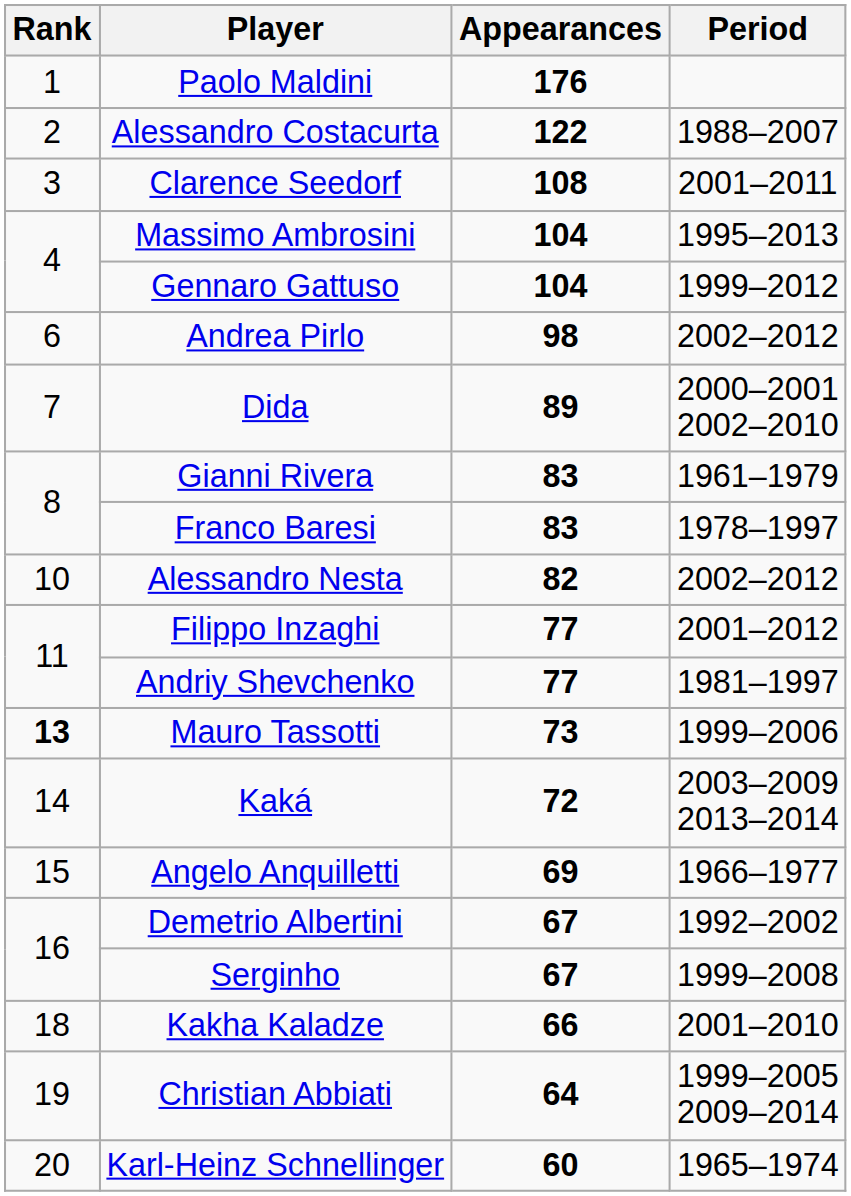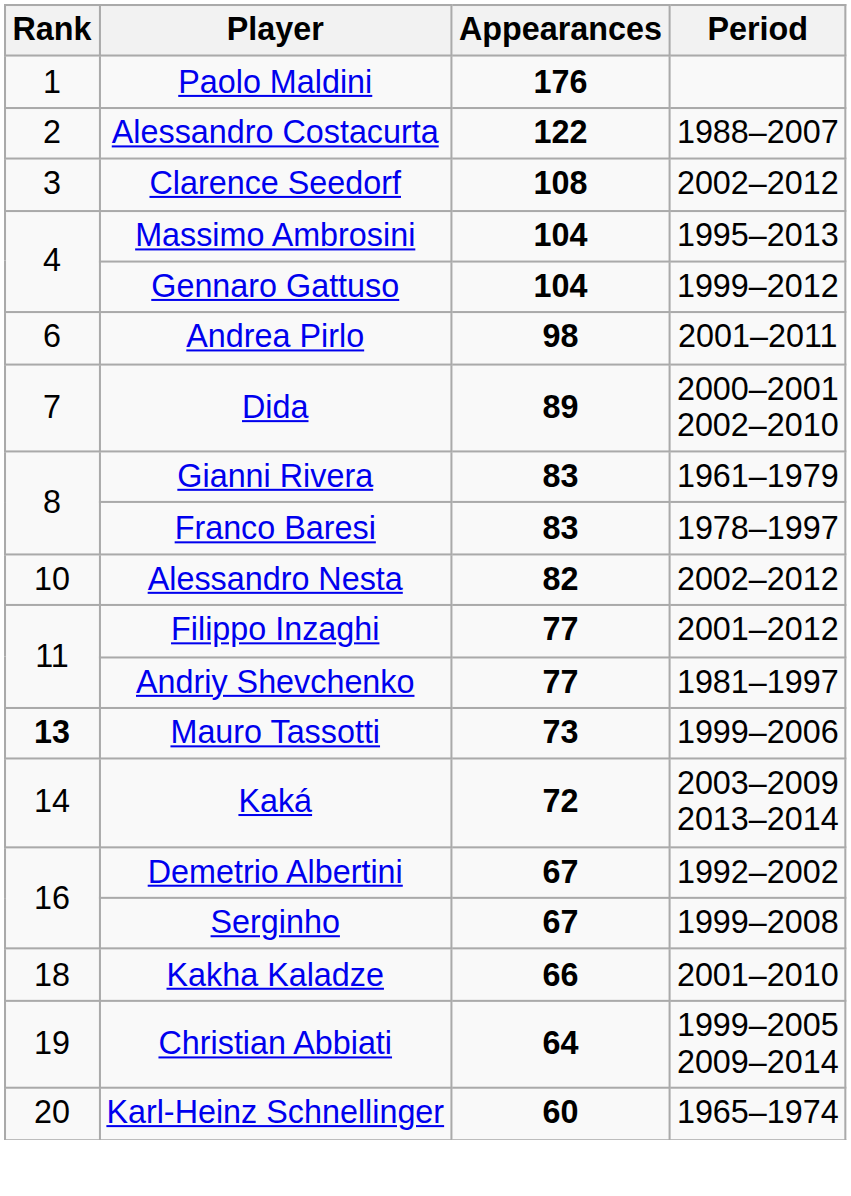(758, 183) 2001–2011 -> (758, 183) 2002–2012
(758, 337) 2002–2012 -> (758, 337) 2001–2011
- row: (275, 871)
